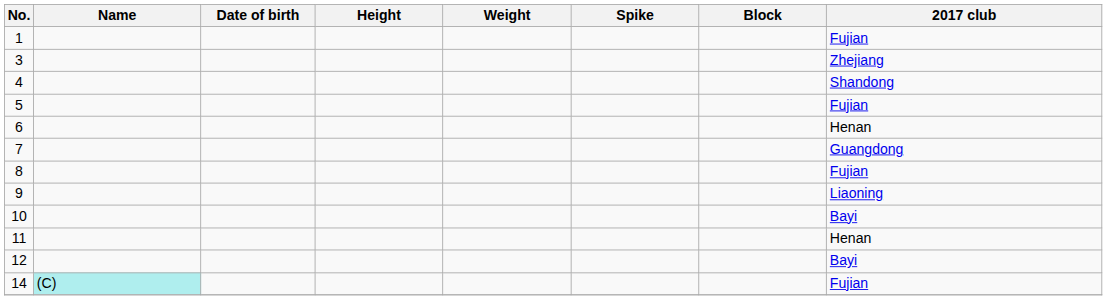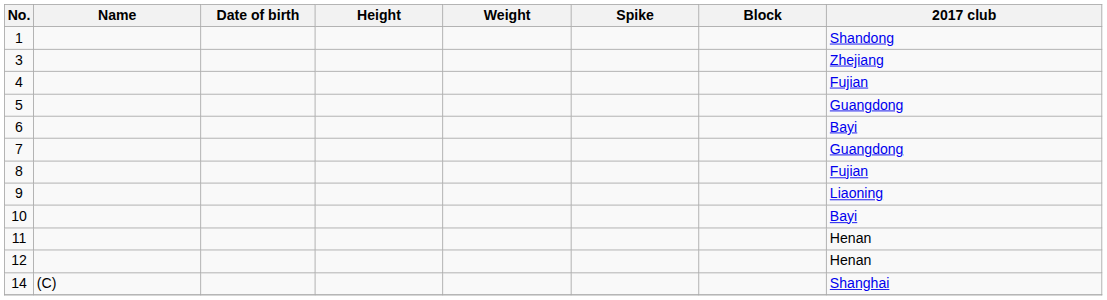(849, 37) Fujian -> (862, 37) Shandong
(862, 82) Shandong -> (849, 82) Fujian
(849, 104) Fujian -> (867, 104) Guangdong
(851, 127) Henan -> (844, 127) Bayi
(844, 261) Bayi -> (851, 261) Henan
(47, 283) paleturquoise background -> (47, 283) no background
(849, 283) Fujian -> (860, 283) Shanghai
